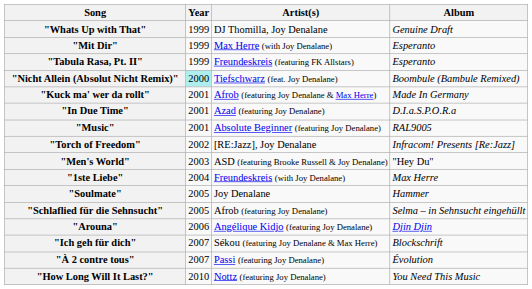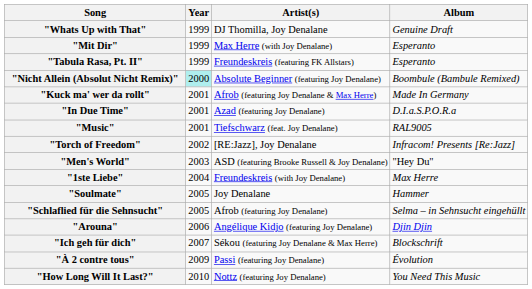(276, 78) Tiefschwarz (feat. Joy Denalane) -> (297, 78) Absolute Beginner (featuring Joy Denalane)
(297, 128) Absolute Beginner (featuring Joy Denalane) -> (276, 128) Tiefschwarz (feat. Joy Denalane)
(199, 260) 2007 -> (199, 260) 2009
